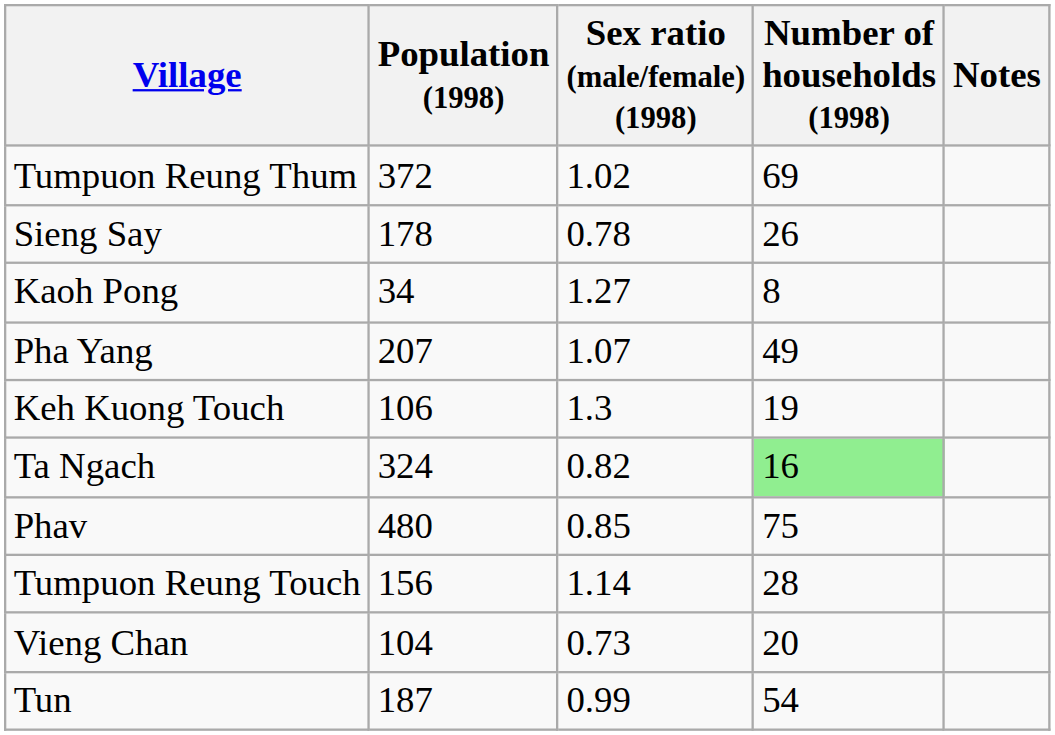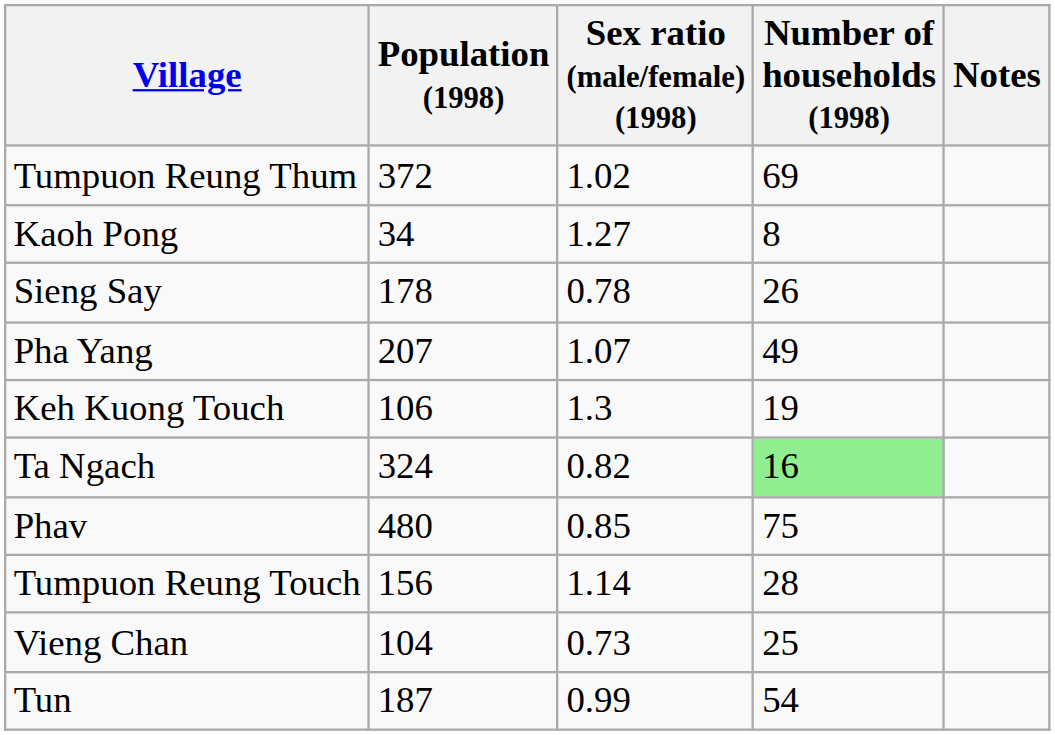rows swapped: (96, 291) <-> (88, 233)
(781, 641) 20 -> (781, 641) 25
